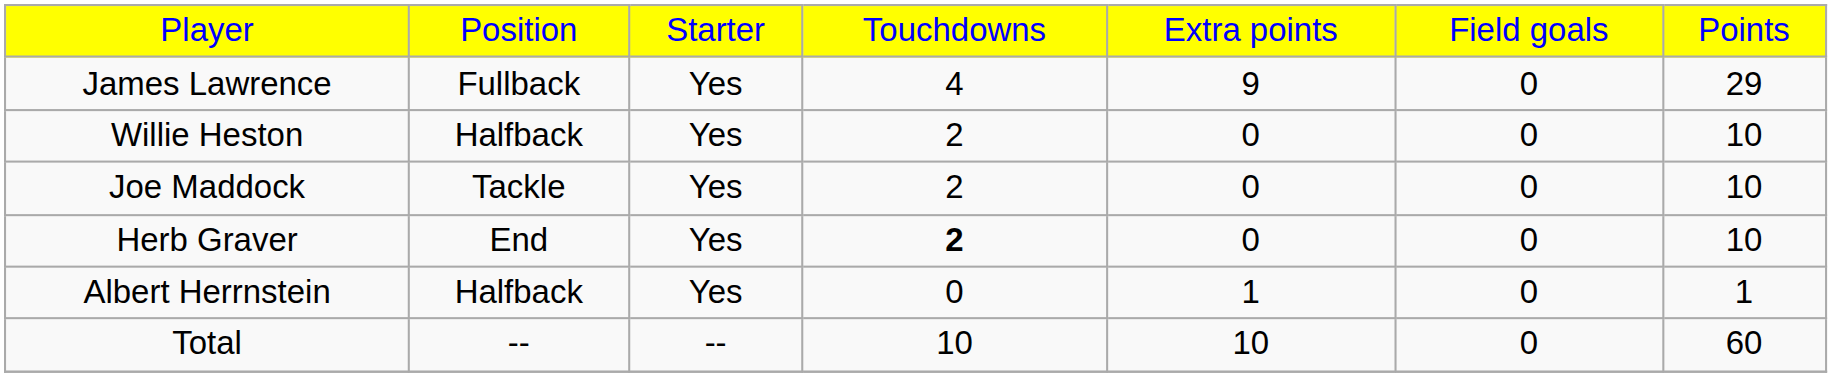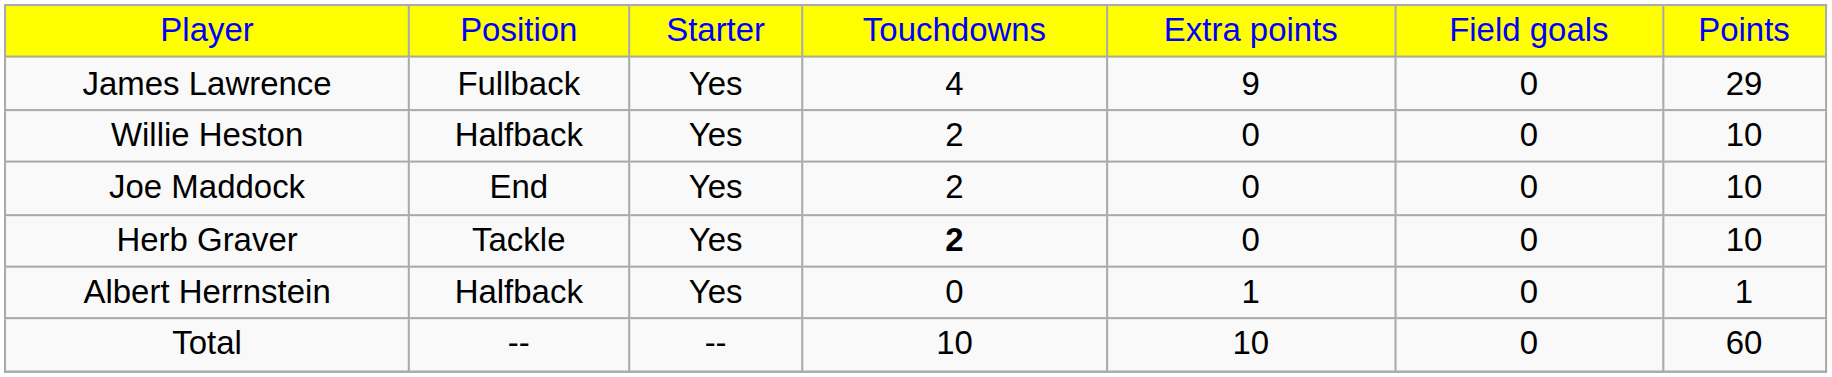(519, 187) Tackle -> (519, 187) End
(519, 239) End -> (519, 239) Tackle
